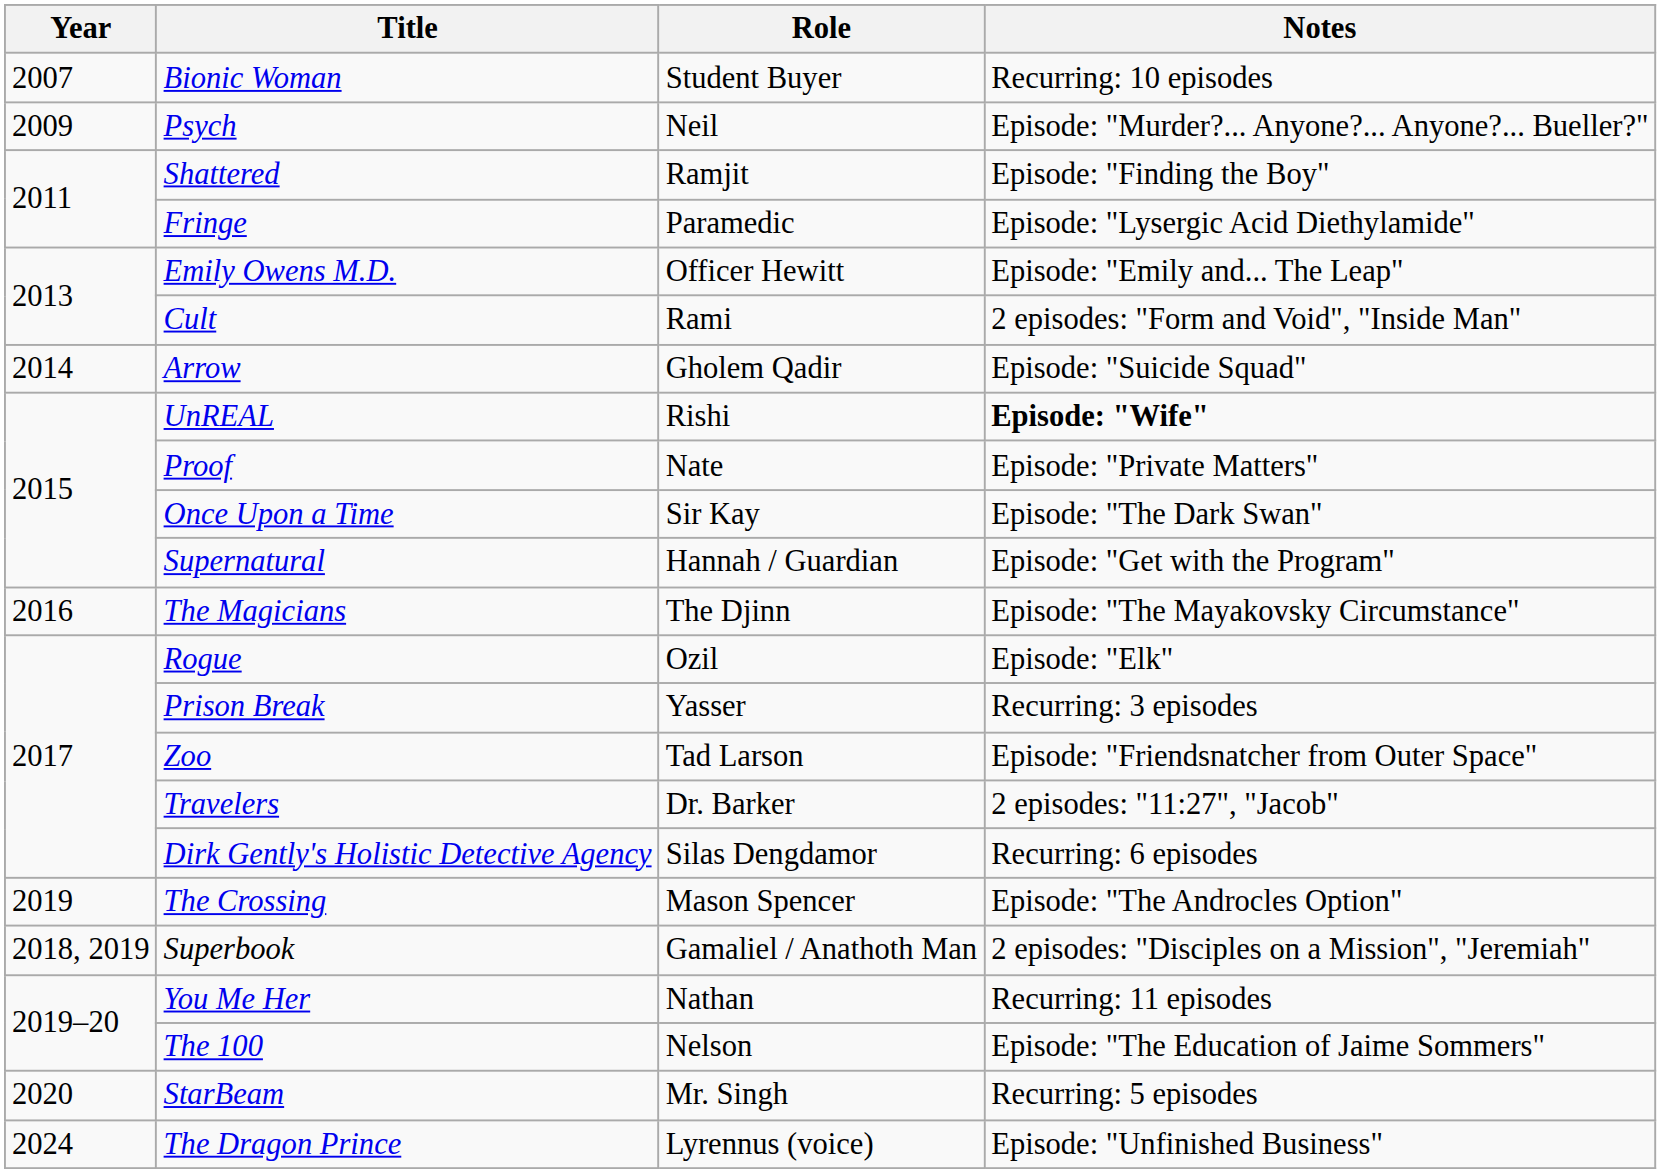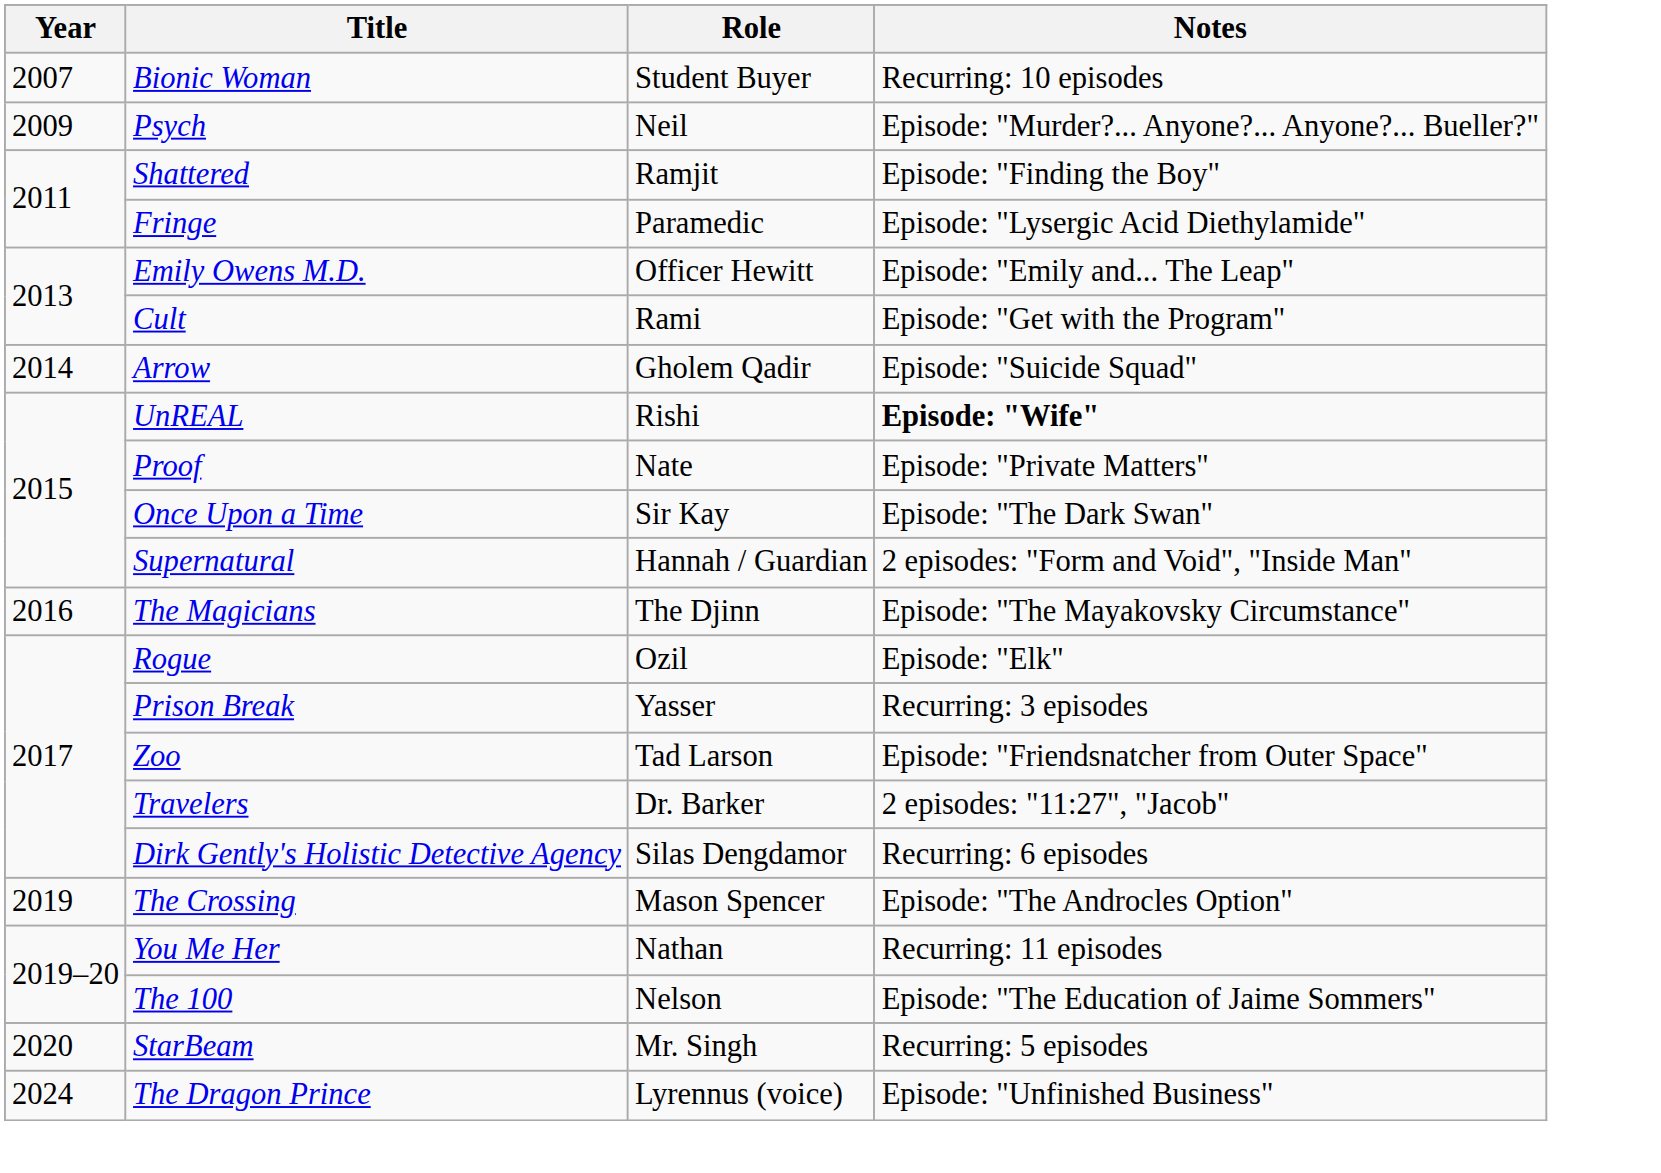(1256, 319) 2 episodes: "Form and Void", "Inside Man" -> (1083, 319) Episode: "Get with the Program"
(1193, 561) Episode: "Get with the Program" -> (1147, 561) 2 episodes: "Form and Void", "Inside Man"
- row: (229, 949)
